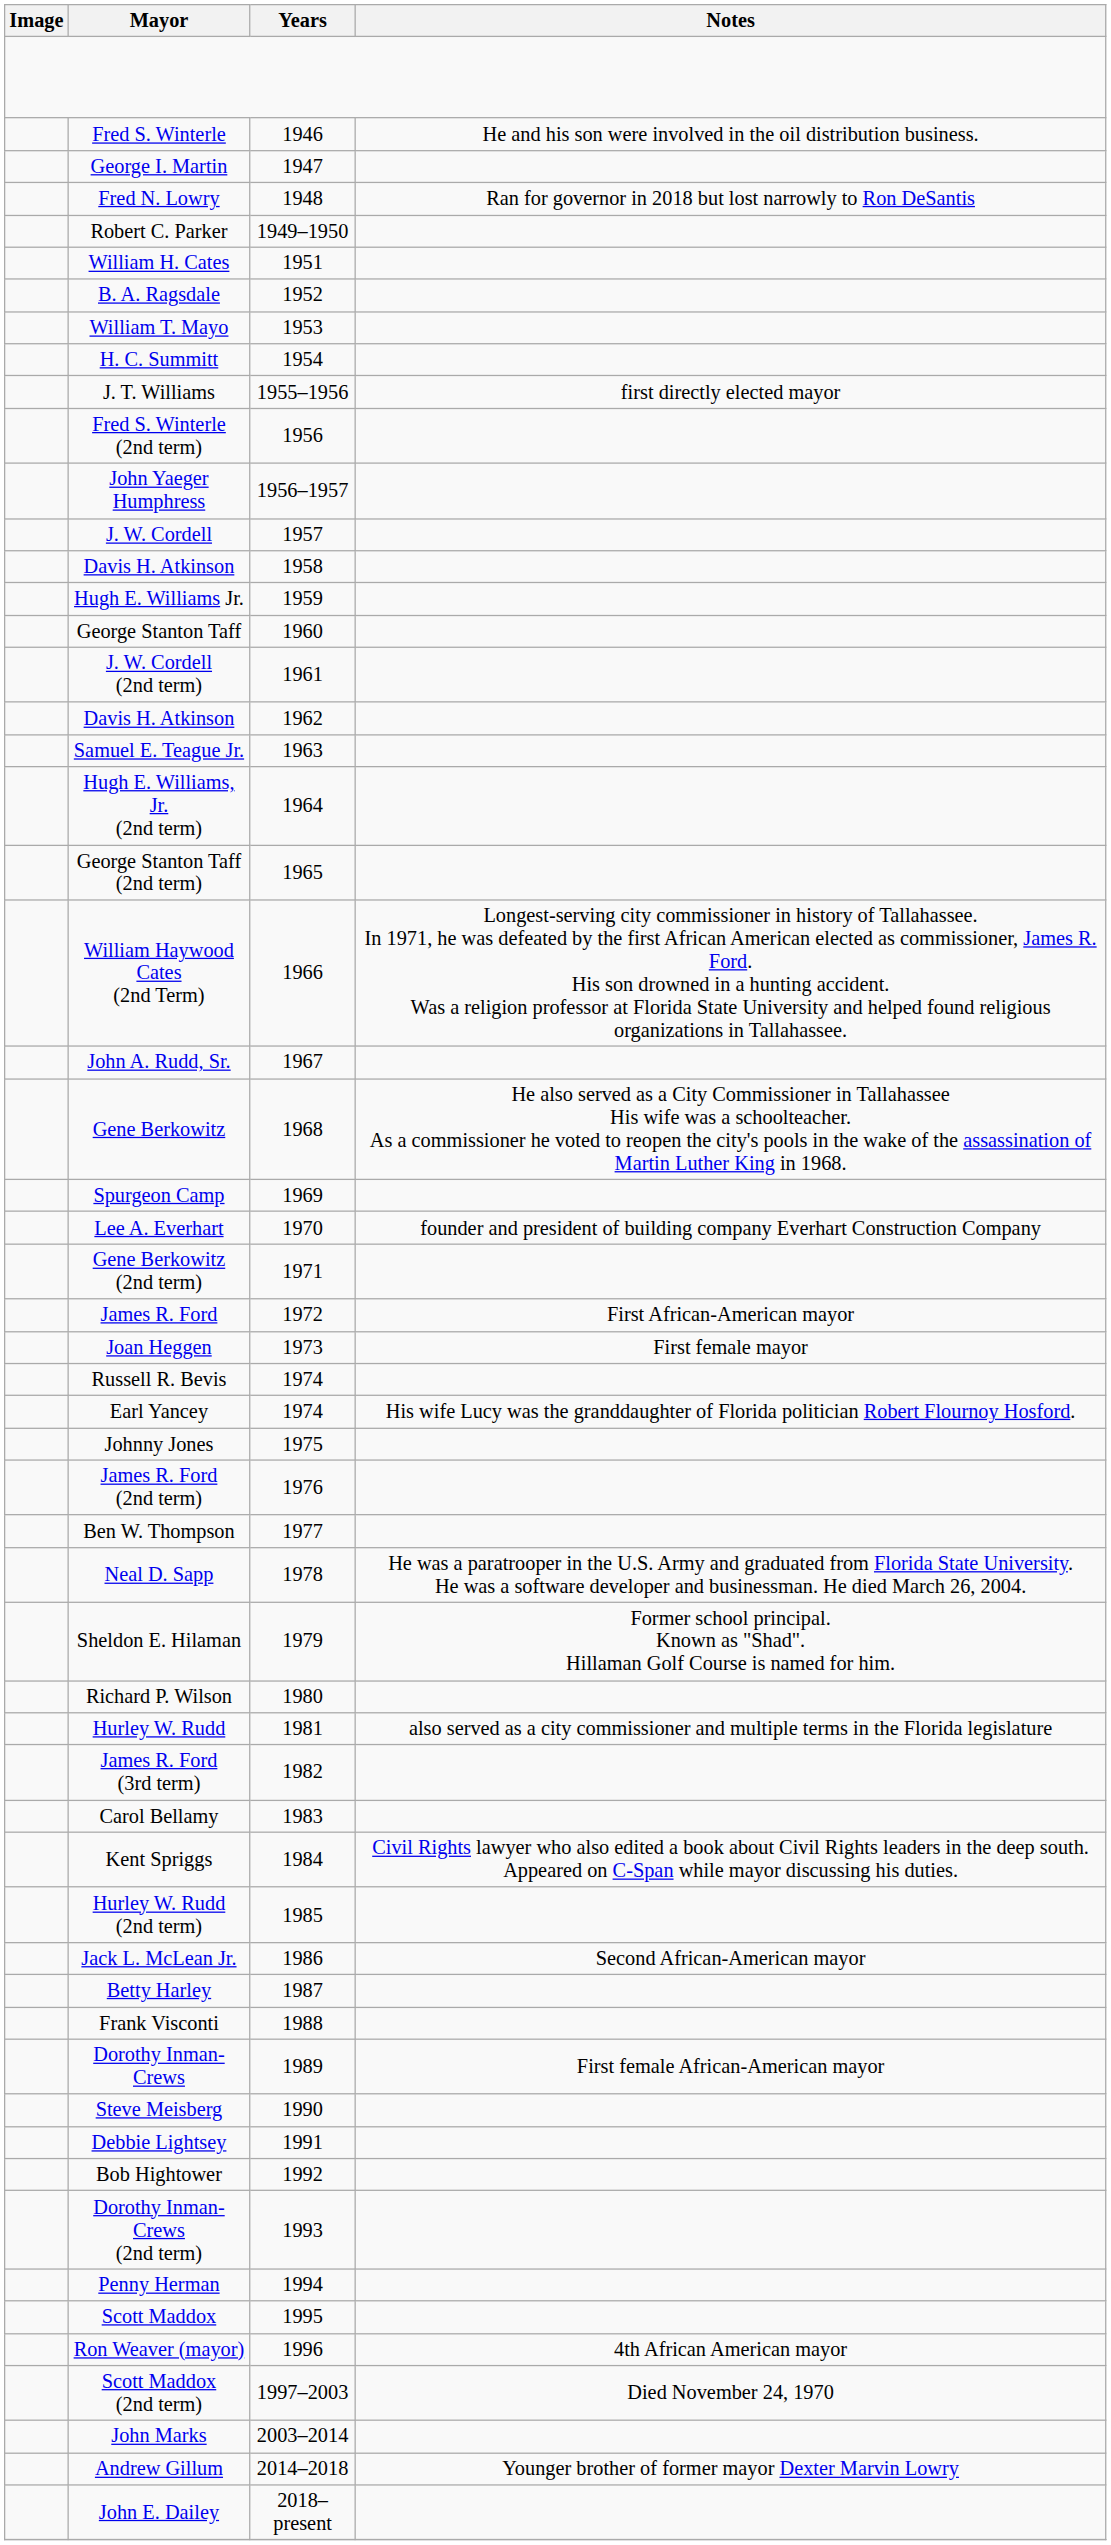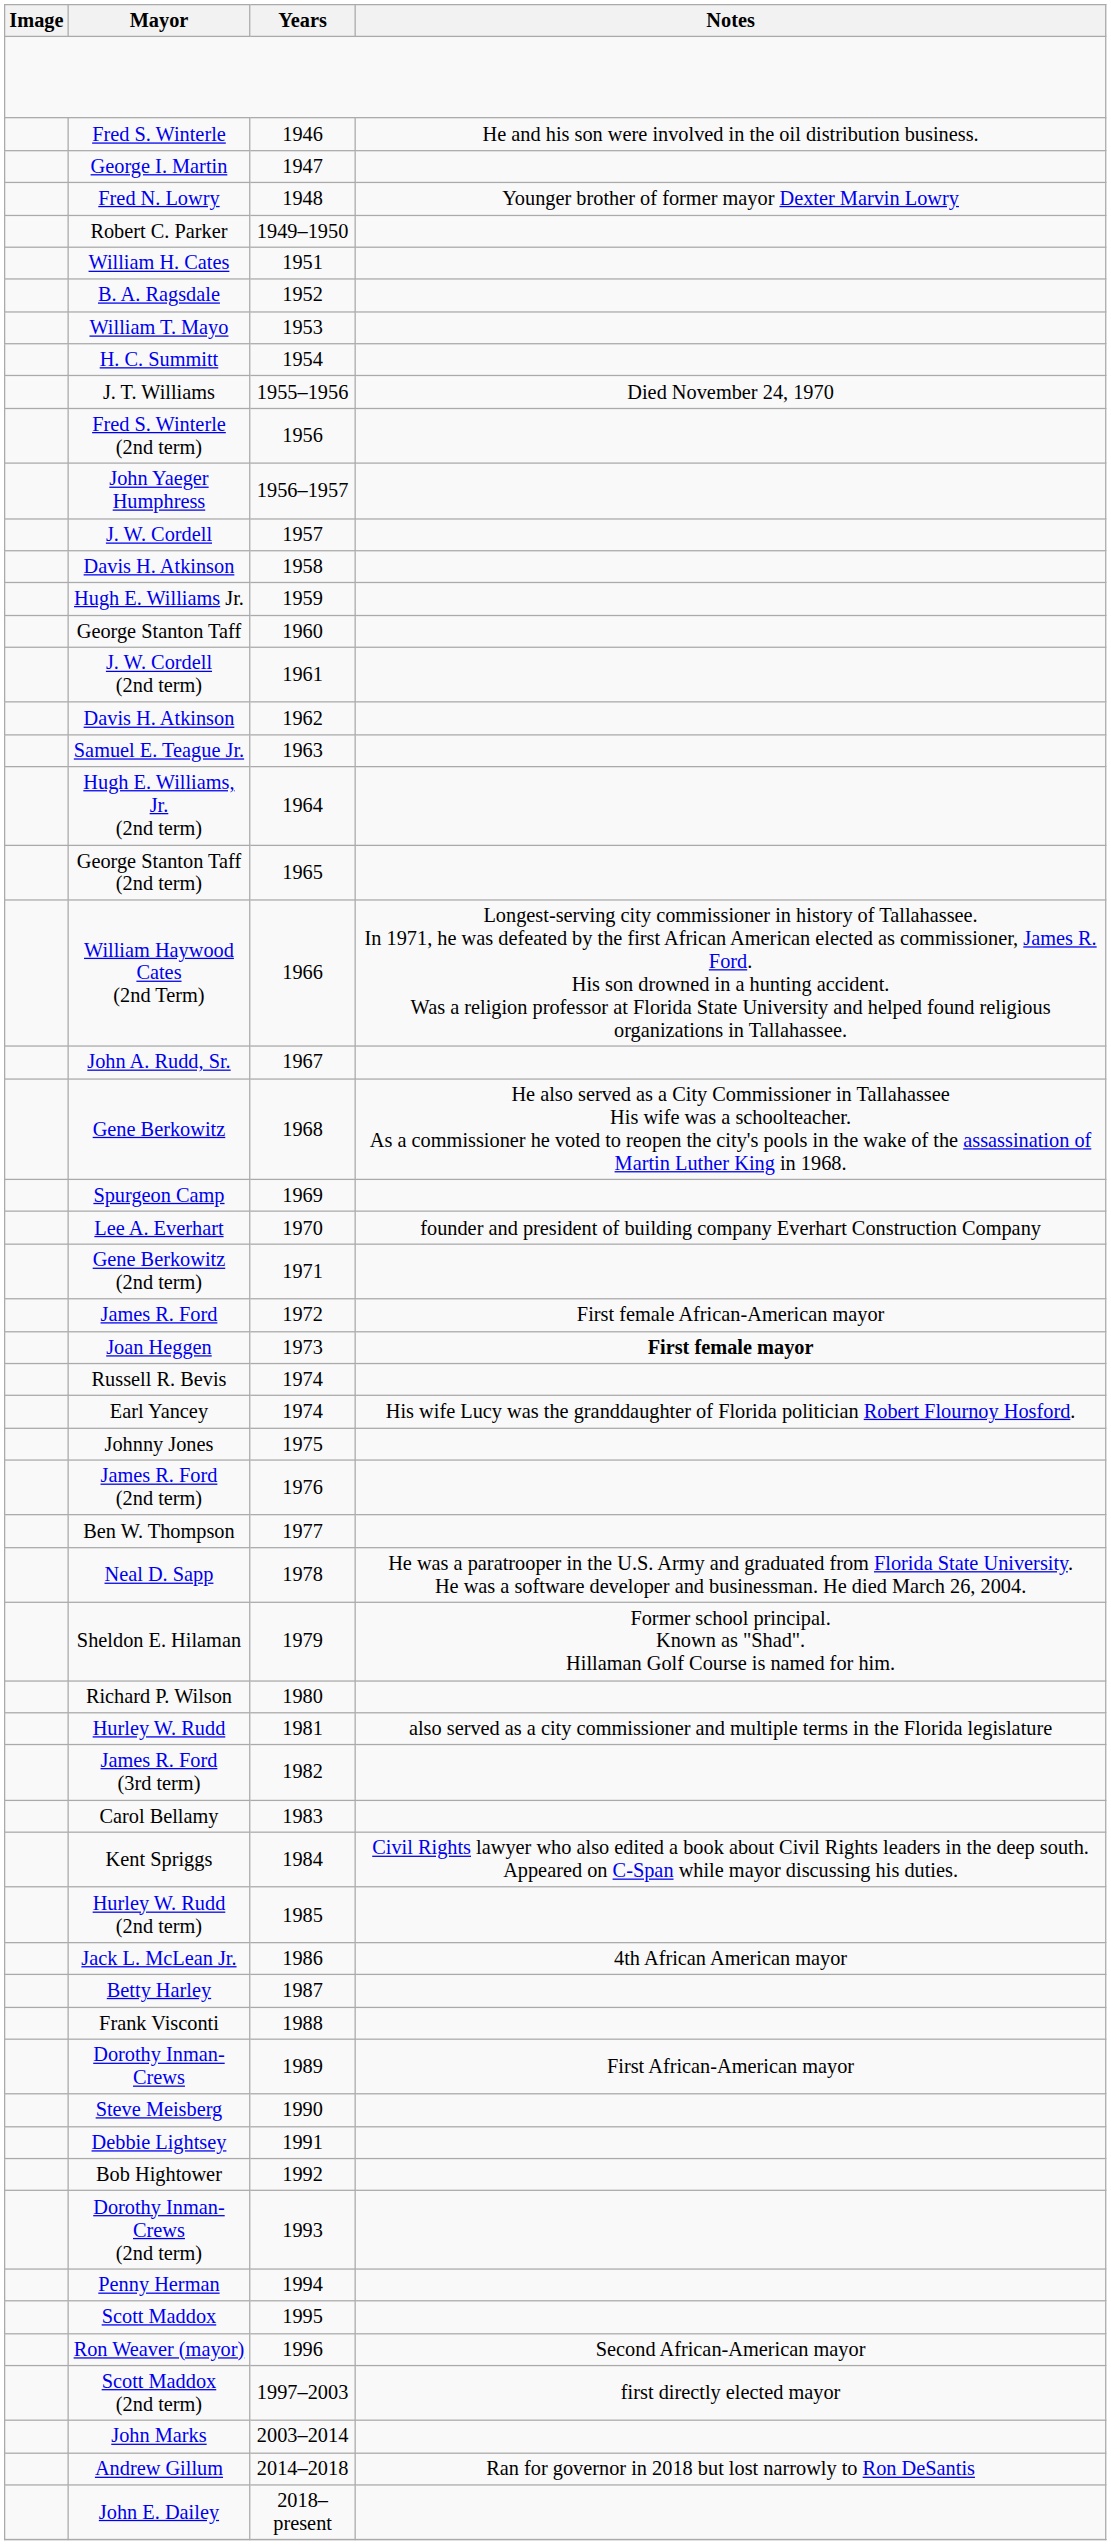(731, 198) Ran for governor in 2018 but lost narrowly to Ron DeSantis -> (731, 198) Younger brother of former mayor Dexter Marvin Lowry
(731, 391) first directly elected mayor -> (731, 391) Died November 24, 1970
(731, 1314) First African-American mayor -> (731, 1314) First female African-American mayor
(731, 1347) normal -> (731, 1347) bold
(731, 1958) Second African-American mayor -> (731, 1958) 4th African American mayor
(731, 2066) First female African-American mayor -> (731, 2066) First African-American mayor
(731, 2349) 4th African American mayor -> (731, 2349) Second African-American mayor
(731, 2392) Died November 24, 1970 -> (731, 2392) first directly elected mayor
(731, 2468) Younger brother of former mayor Dexter Marvin Lowry -> (731, 2468) Ran for governor in 2018 but lost narrowly to Ron DeSantis
